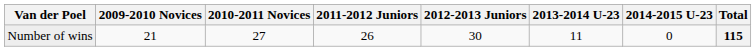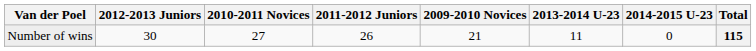columns swapped: (150, 14) <-> (475, 14)
